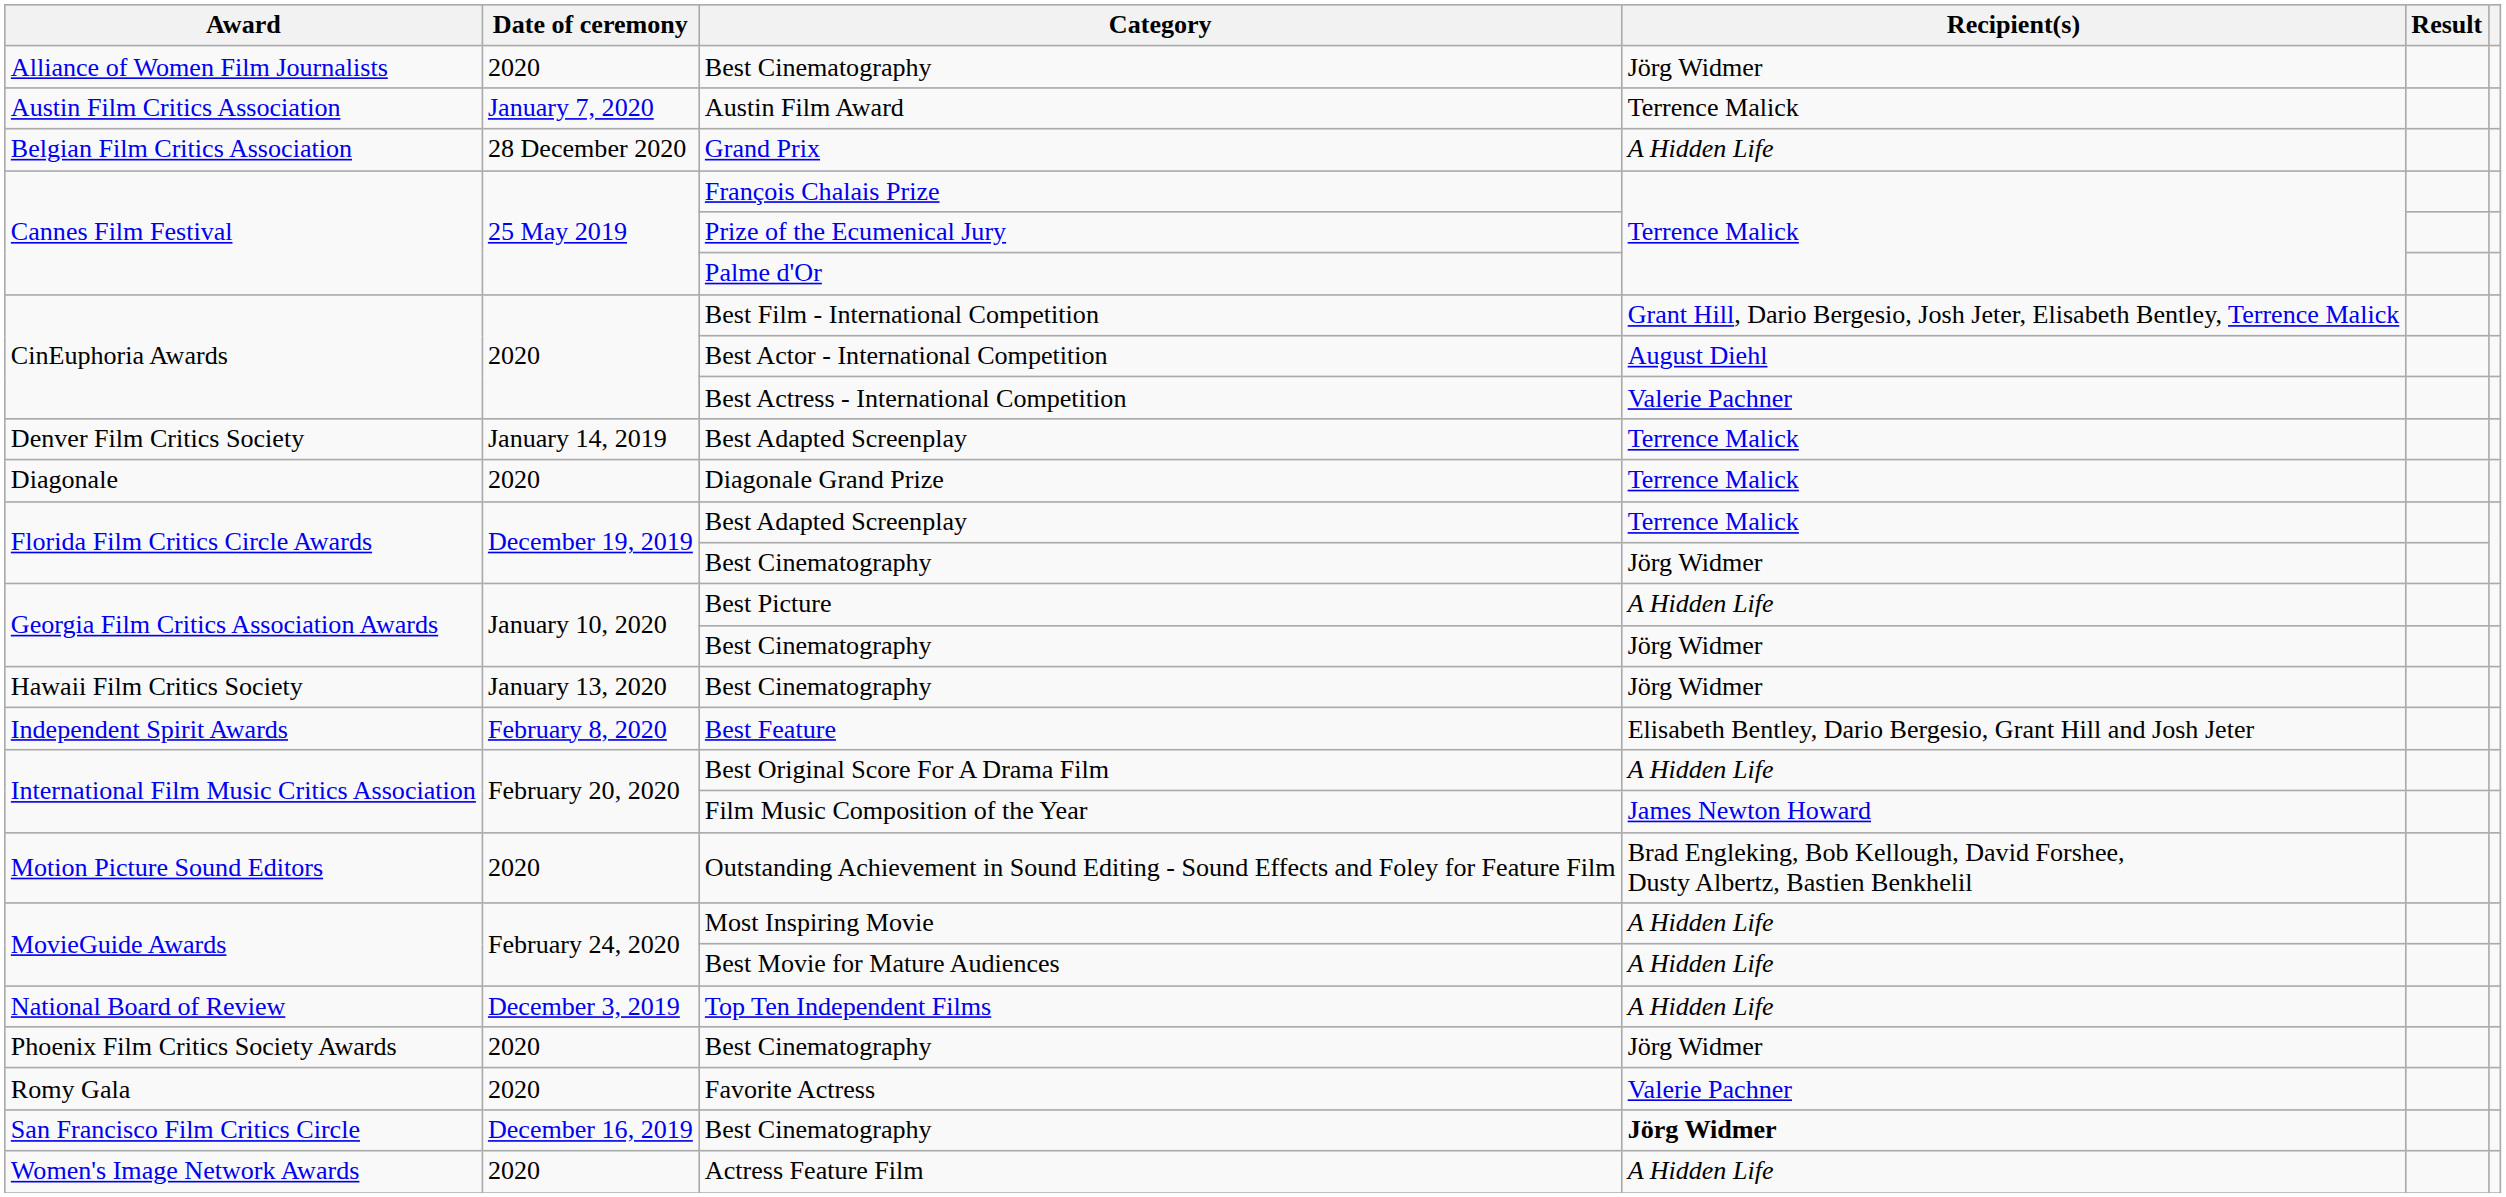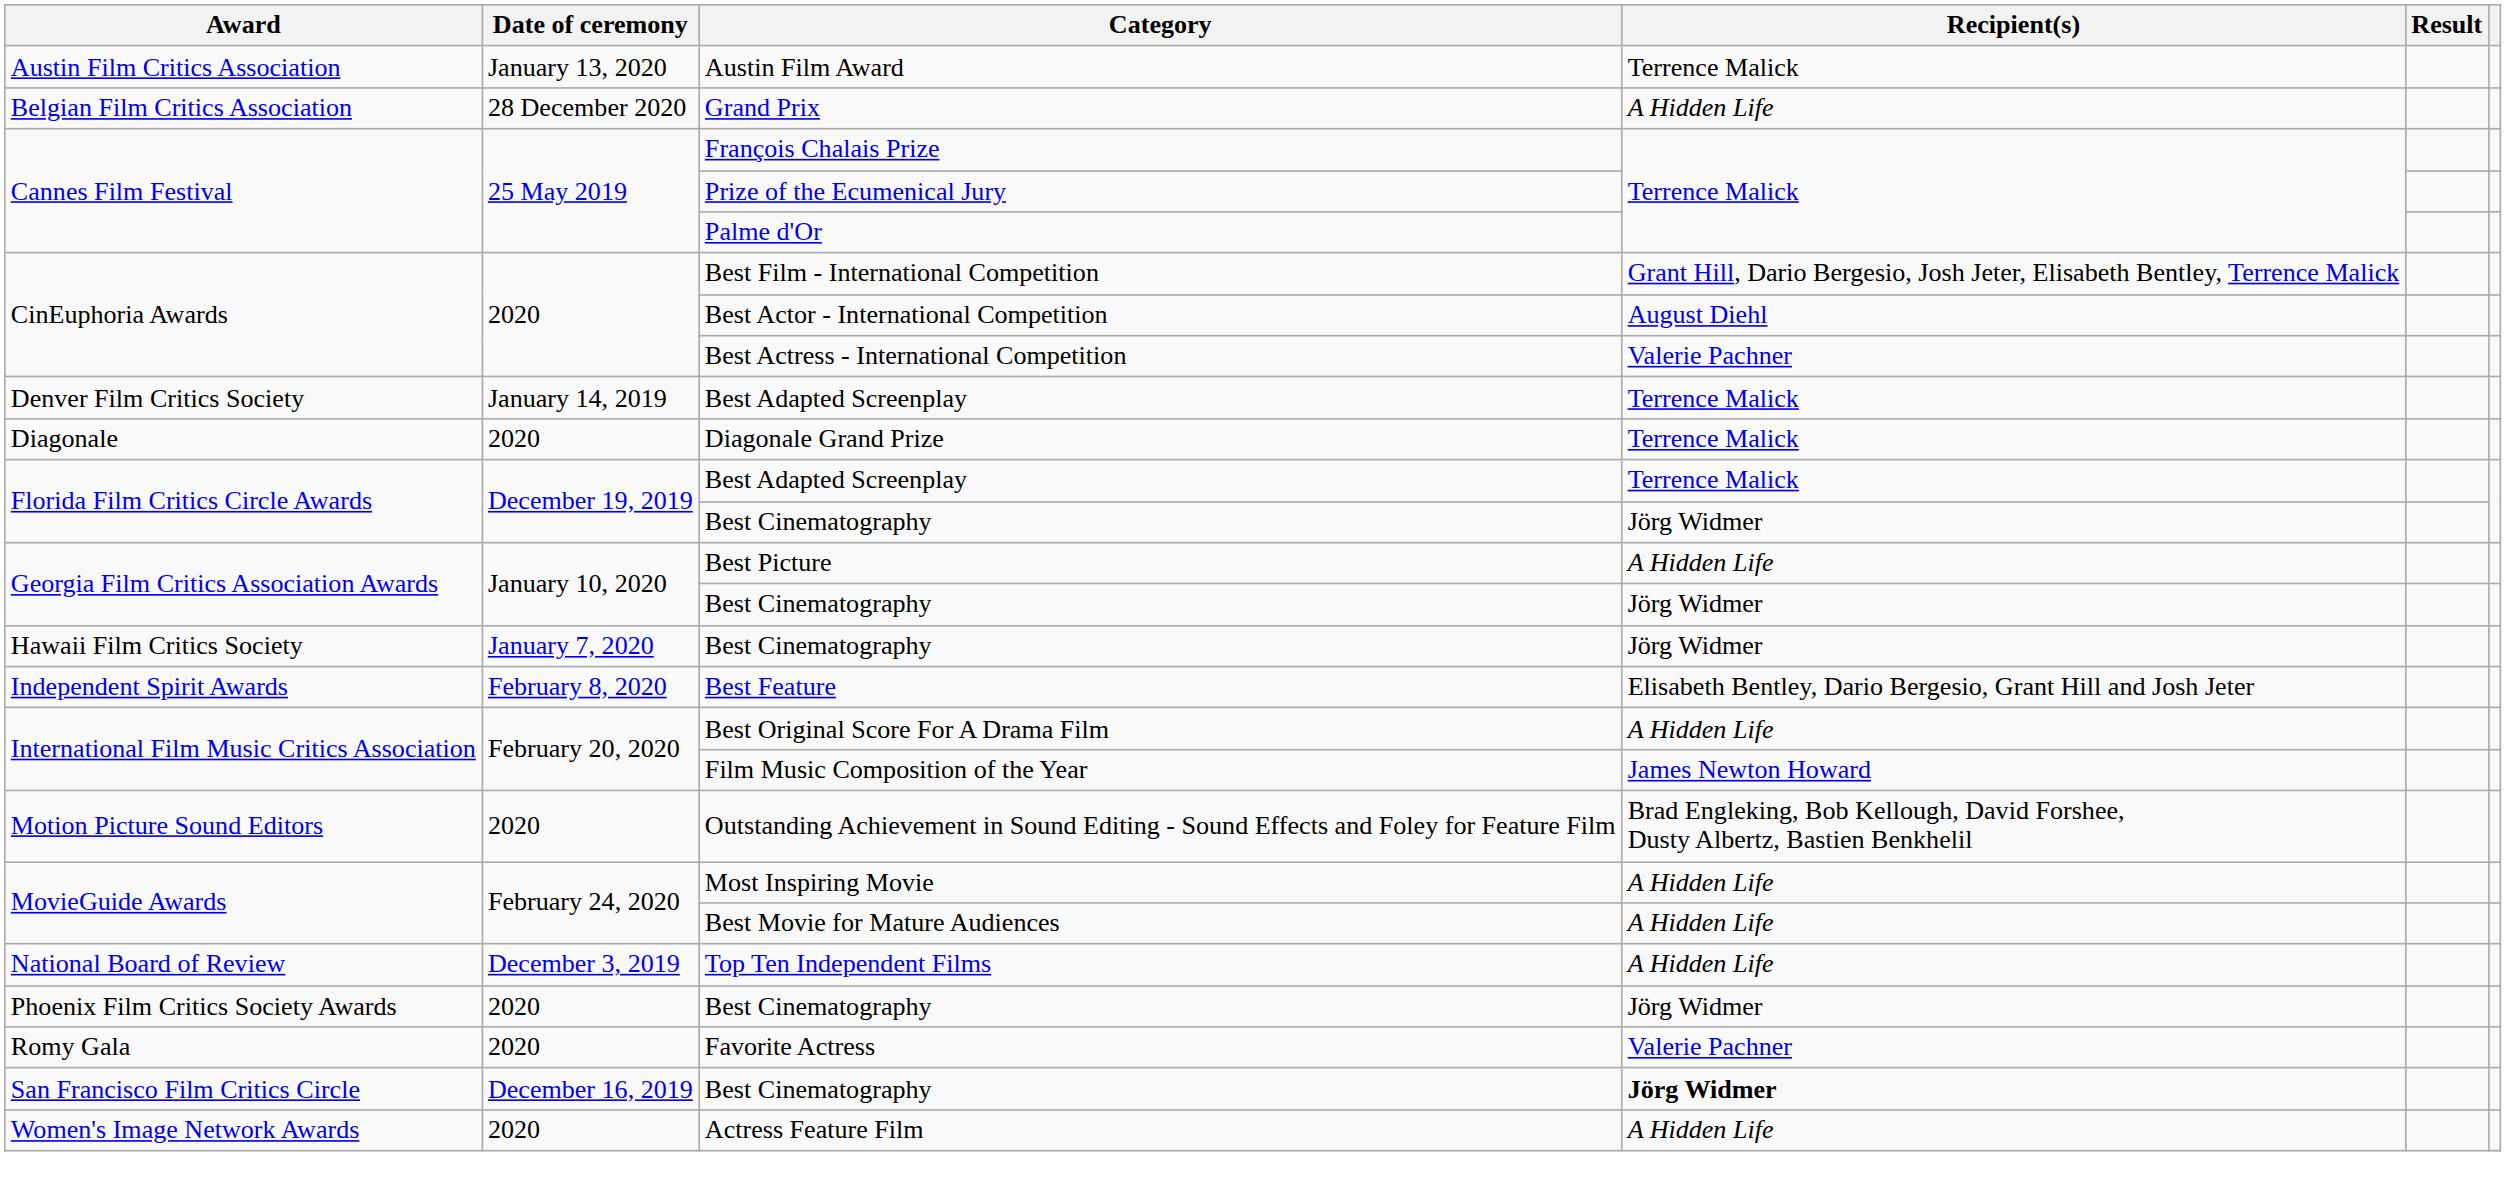- row: (199, 66)
(571, 107) January 7, 2020 -> (577, 66) January 13, 2020
(577, 686) January 13, 2020 -> (571, 645) January 7, 2020
